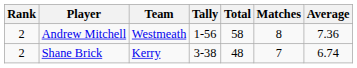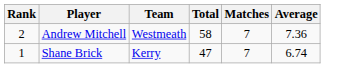- column: (205, 14)
(279, 33) 8 -> (247, 33) 7
(22, 53) 2 -> (22, 53) 1
(237, 53) 48 -> (205, 53) 47
